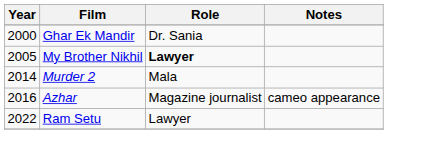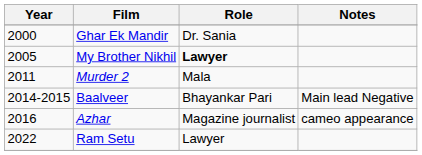(22, 77) 2014 -> (22, 77) 2011
+ row: (102, 98)
